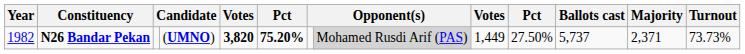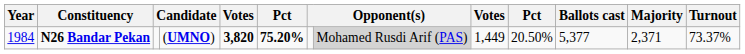(21, 37) 1982 -> (21, 37) 1984
(532, 37) 27.50% -> (532, 37) 20.50%
(574, 37) 5,737 -> (574, 37) 5,377
(710, 37) 73.73% -> (710, 37) 73.37%
